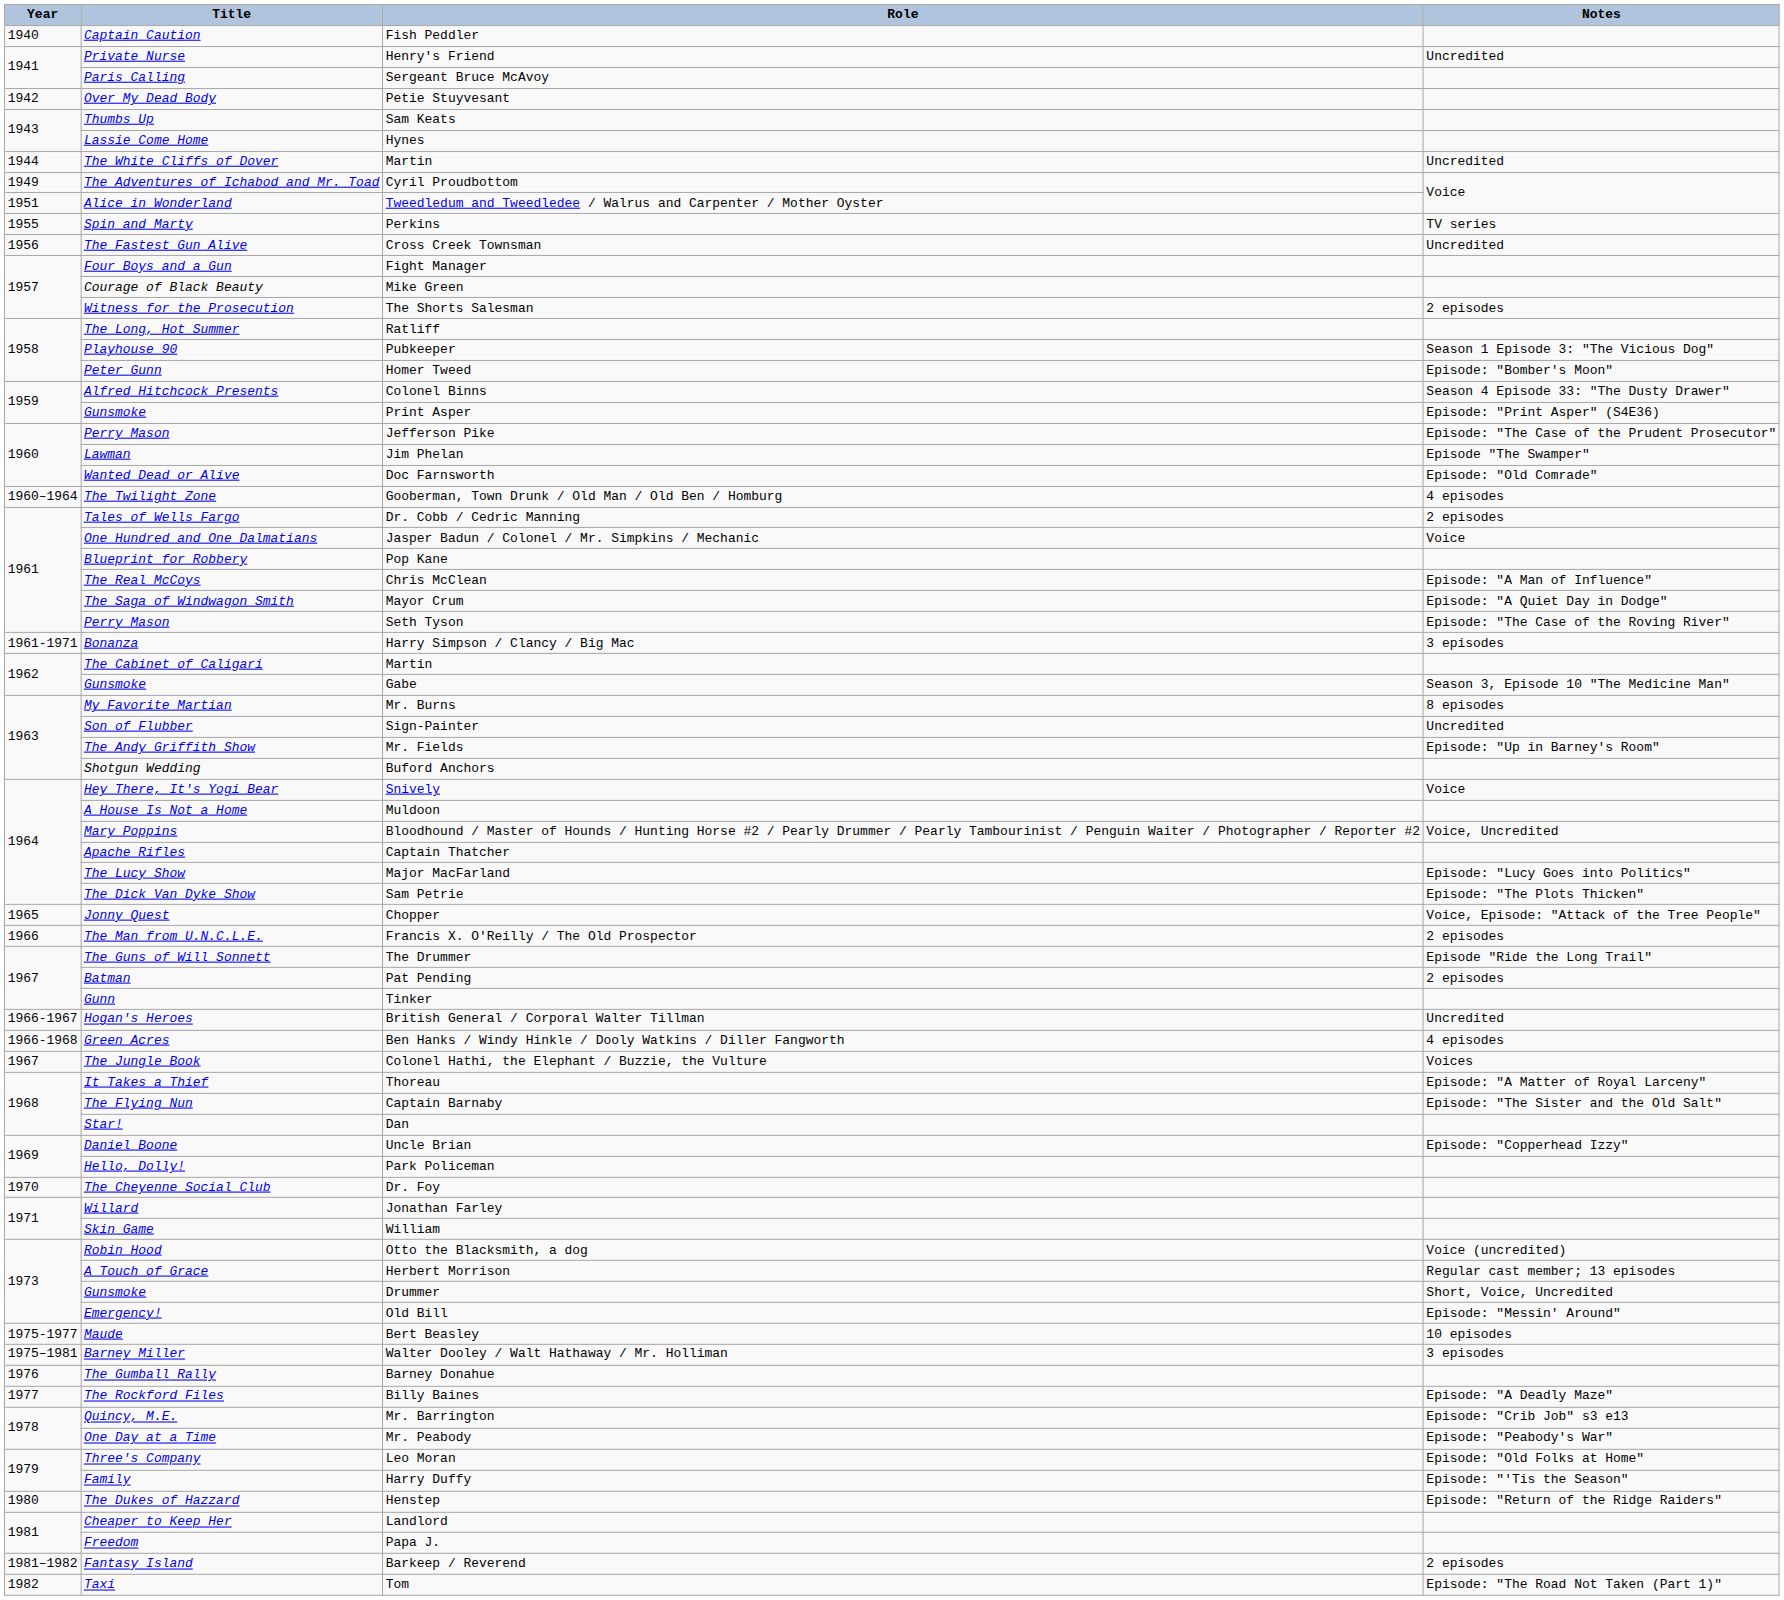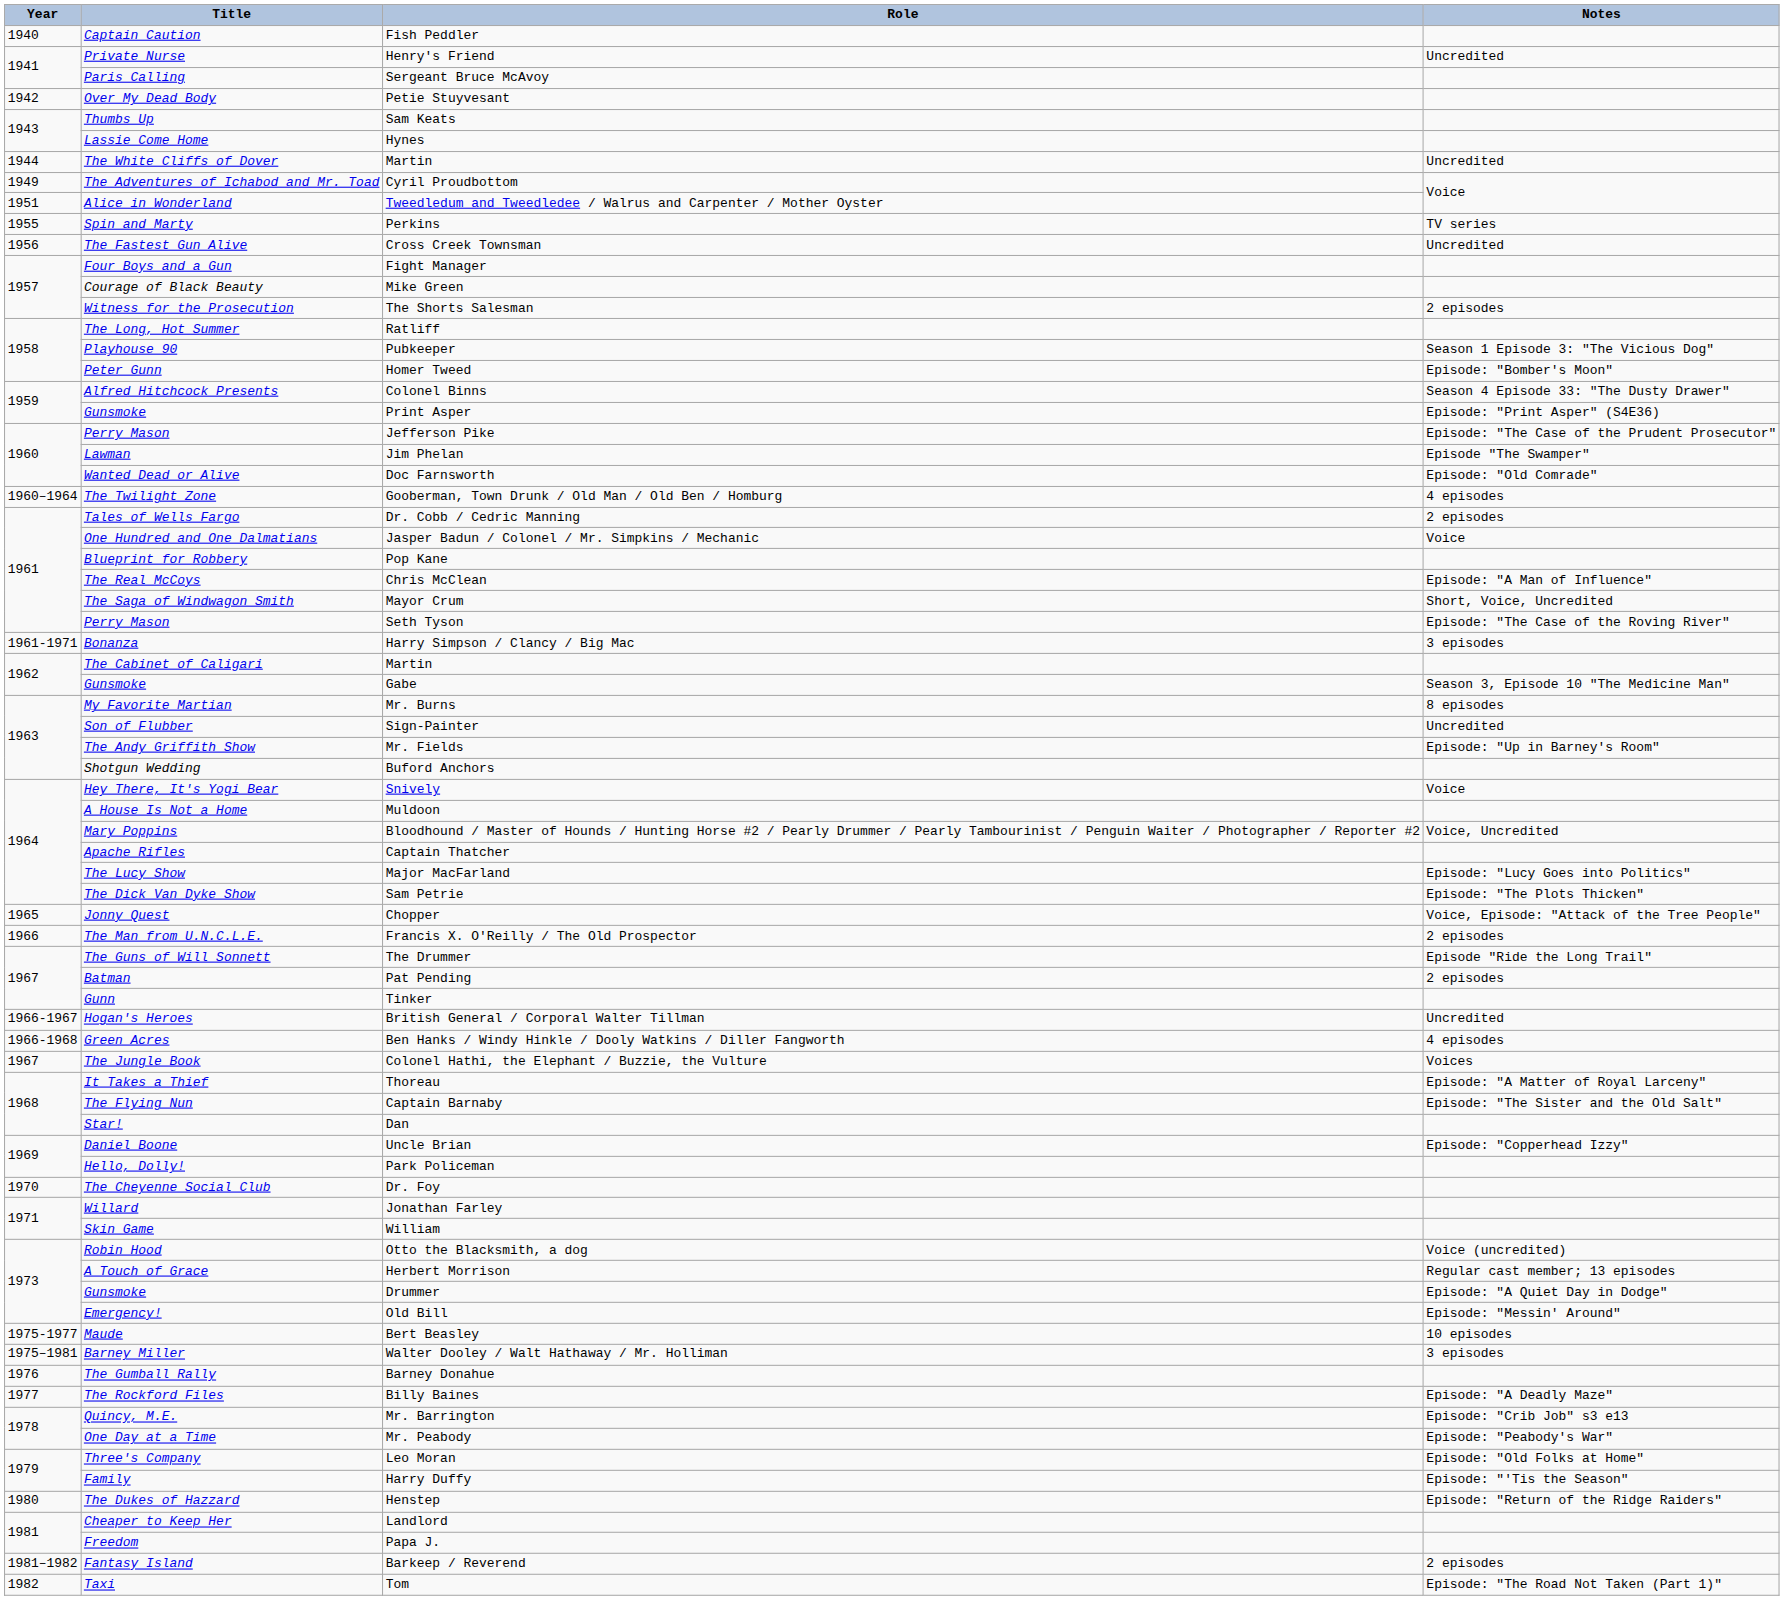(1547, 601) Episode: "A Quiet Day in Dodge" -> (1520, 601) Short, Voice, Uncredited
(1520, 1292) Short, Voice, Uncredited -> (1547, 1292) Episode: "A Quiet Day in Dodge"
